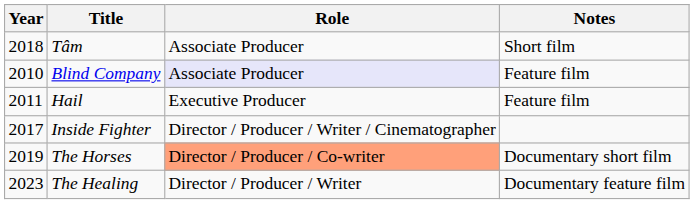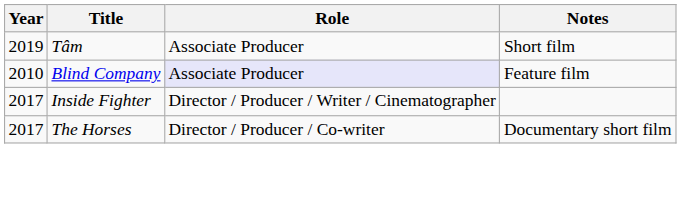(26, 45) 2018 -> (26, 45) 2019
- row: (67, 101)
(26, 156) 2019 -> (26, 128) 2017
(277, 156) lightsalmon background -> (277, 128) no background
- row: (95, 184)
